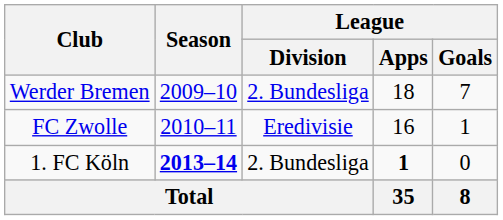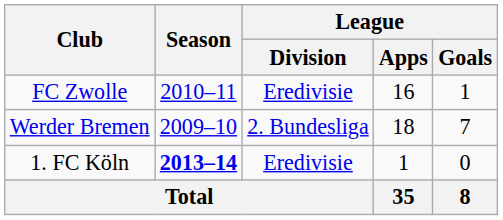rows swapped: (80, 92) <-> (80, 127)
(308, 162) 2. Bundesliga -> (308, 162) Eredivisie
(403, 162) bold -> (403, 162) normal
